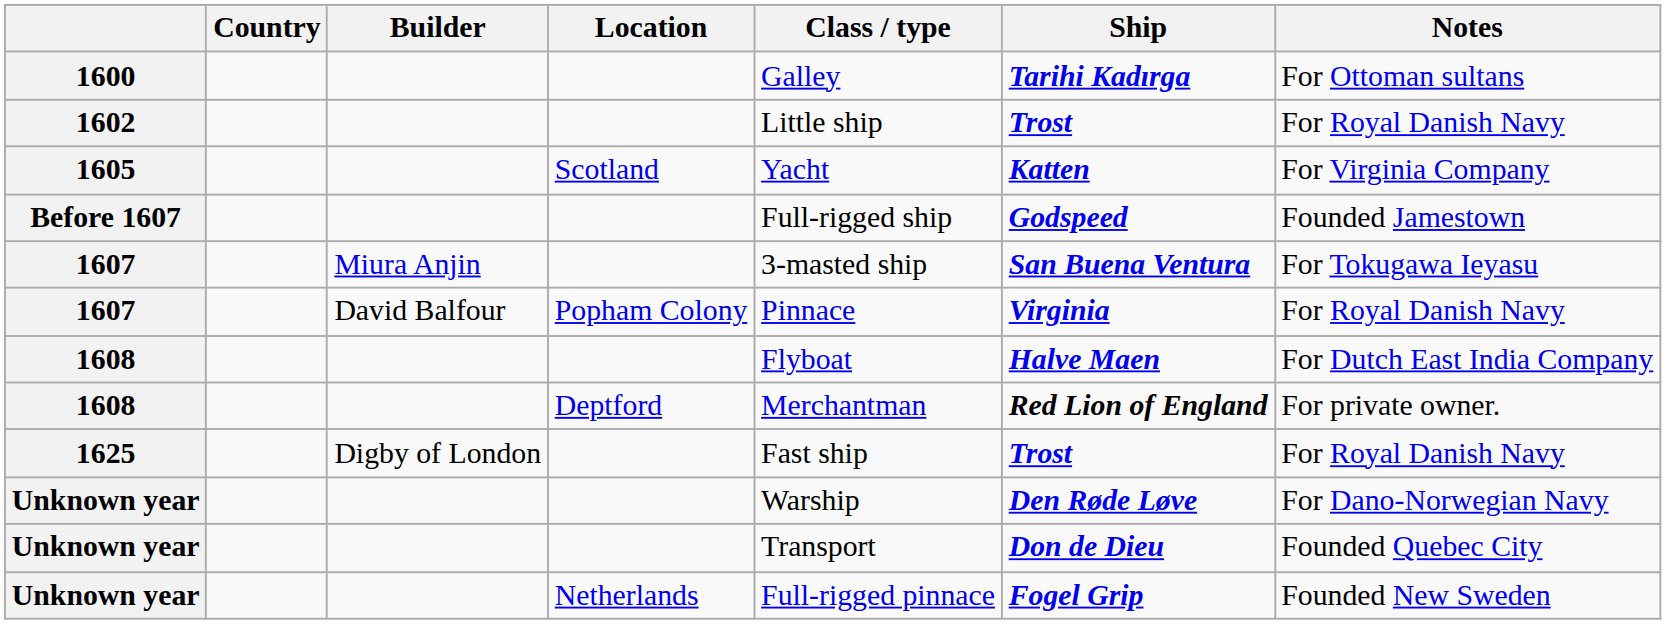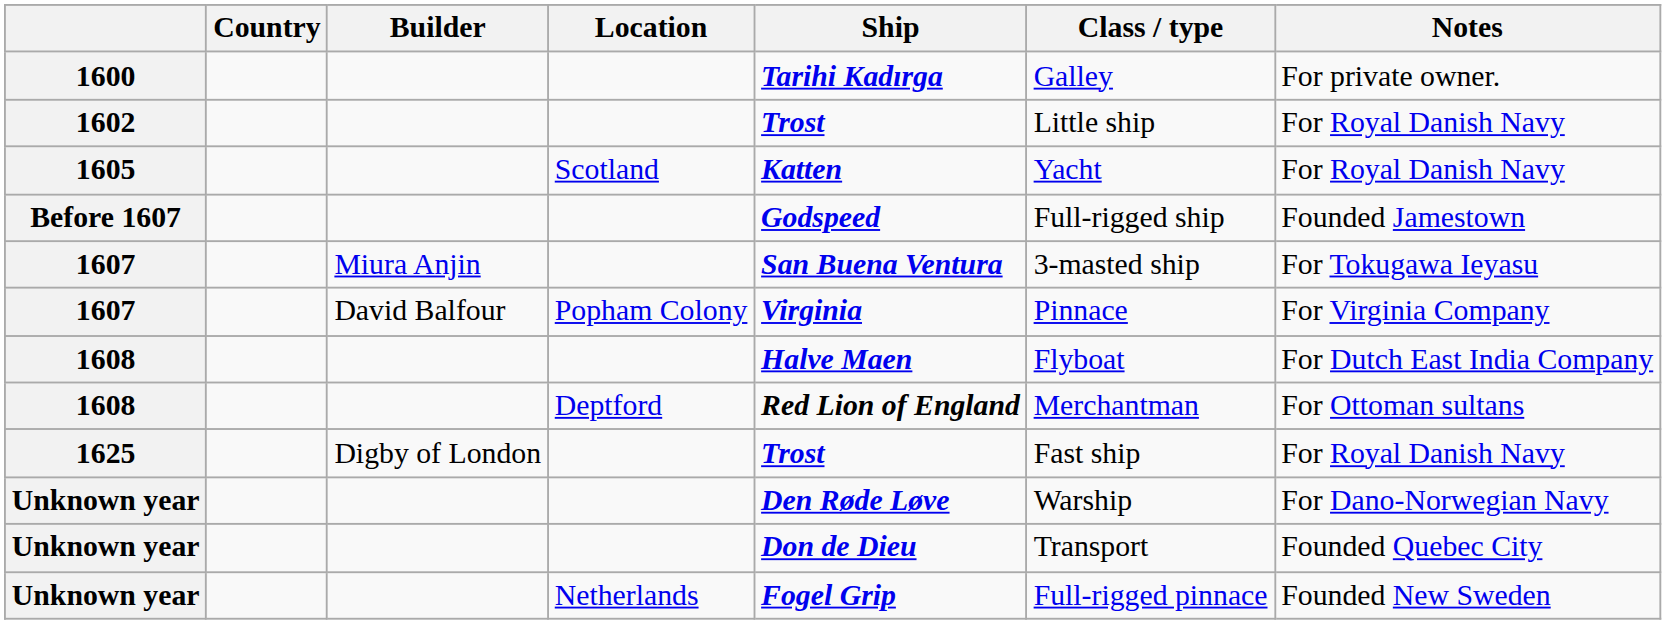columns swapped: (1138, 28) <-> (878, 28)
(1403, 75) For Ottoman sultans -> (1391, 75) For private owner.
(1415, 169) For Virginia Company -> (1423, 169) For Royal Danish Navy
(1423, 311) For Royal Danish Navy -> (1415, 311) For Virginia Company
(1391, 405) For private owner. -> (1403, 405) For Ottoman sultans
